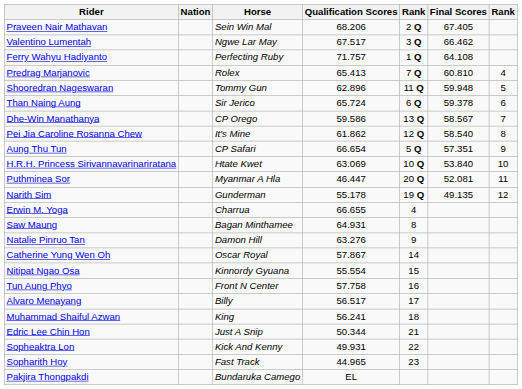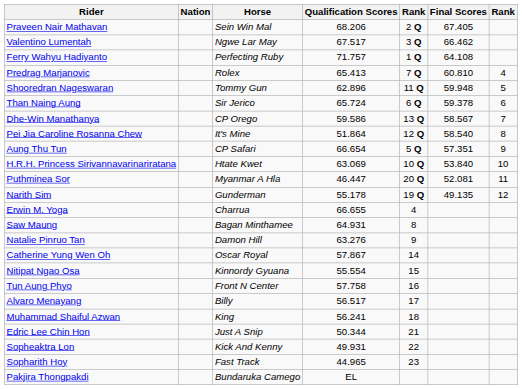(351, 133) 61.862 -> (351, 133) 51.864
